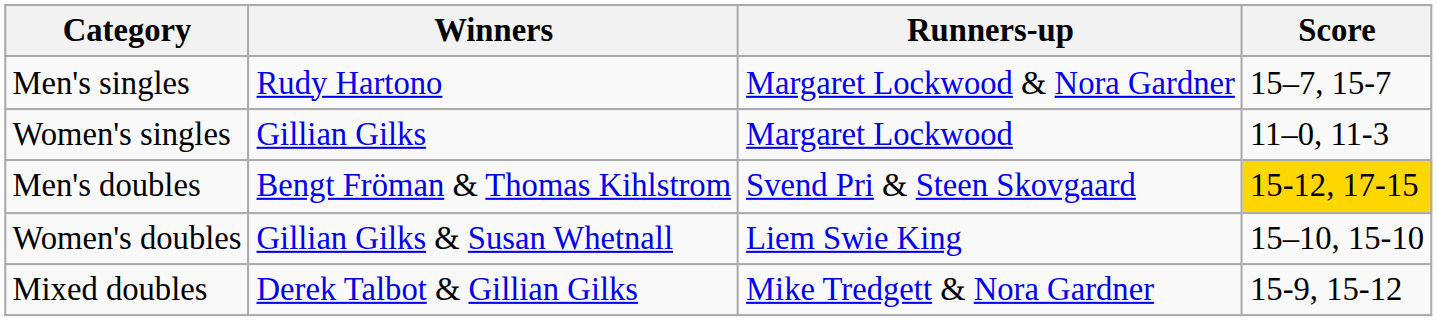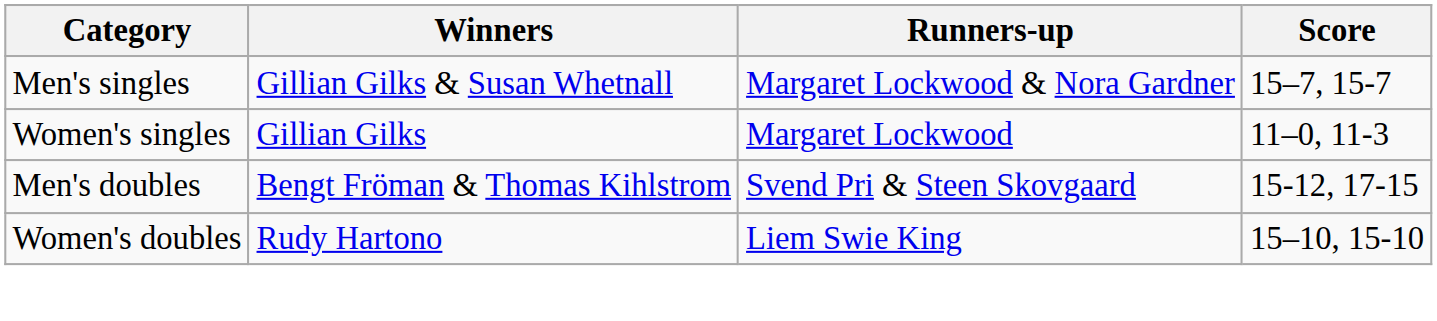(349, 82) Rudy Hartono -> (465, 82) Gillian Gilks & Susan Whetnall
(1334, 185) gold background -> (1334, 185) no background
(465, 237) Gillian Gilks & Susan Whetnall -> (349, 237) Rudy Hartono
- row: (110, 289)
